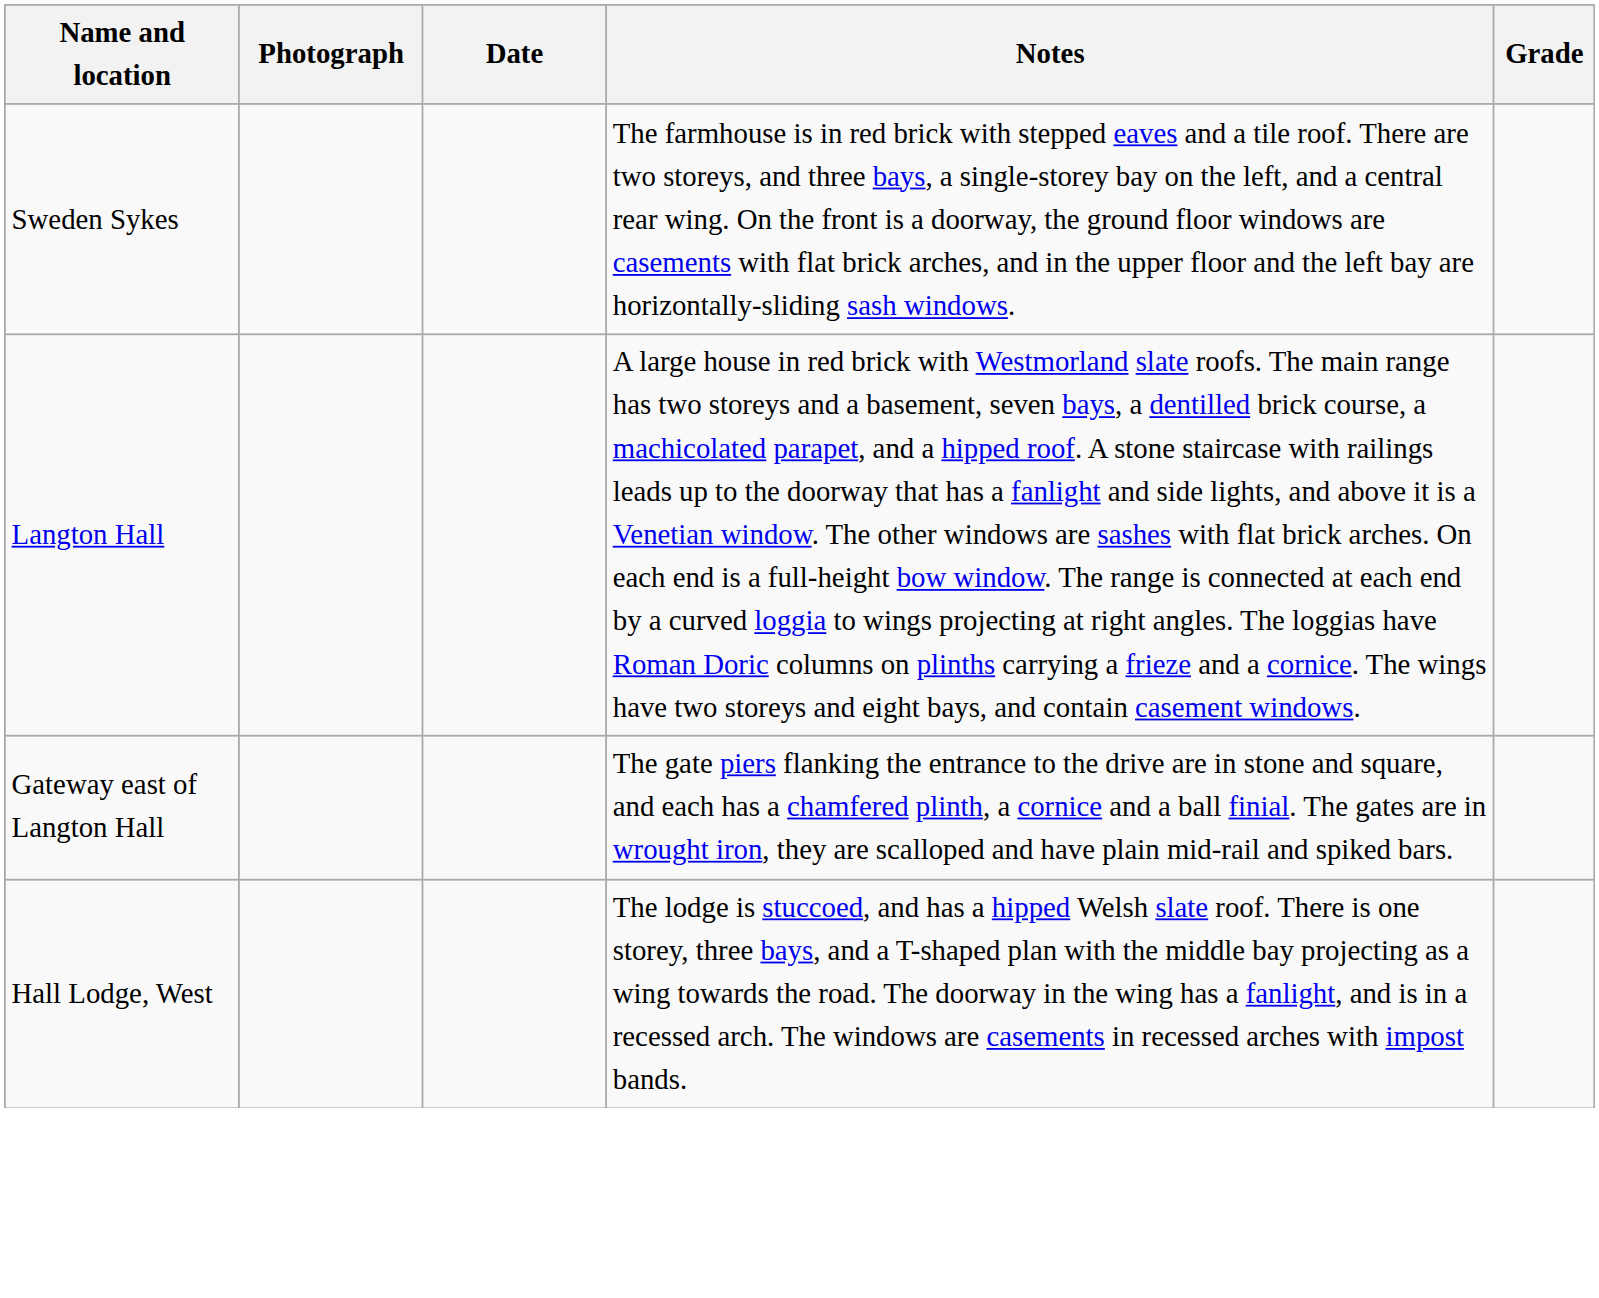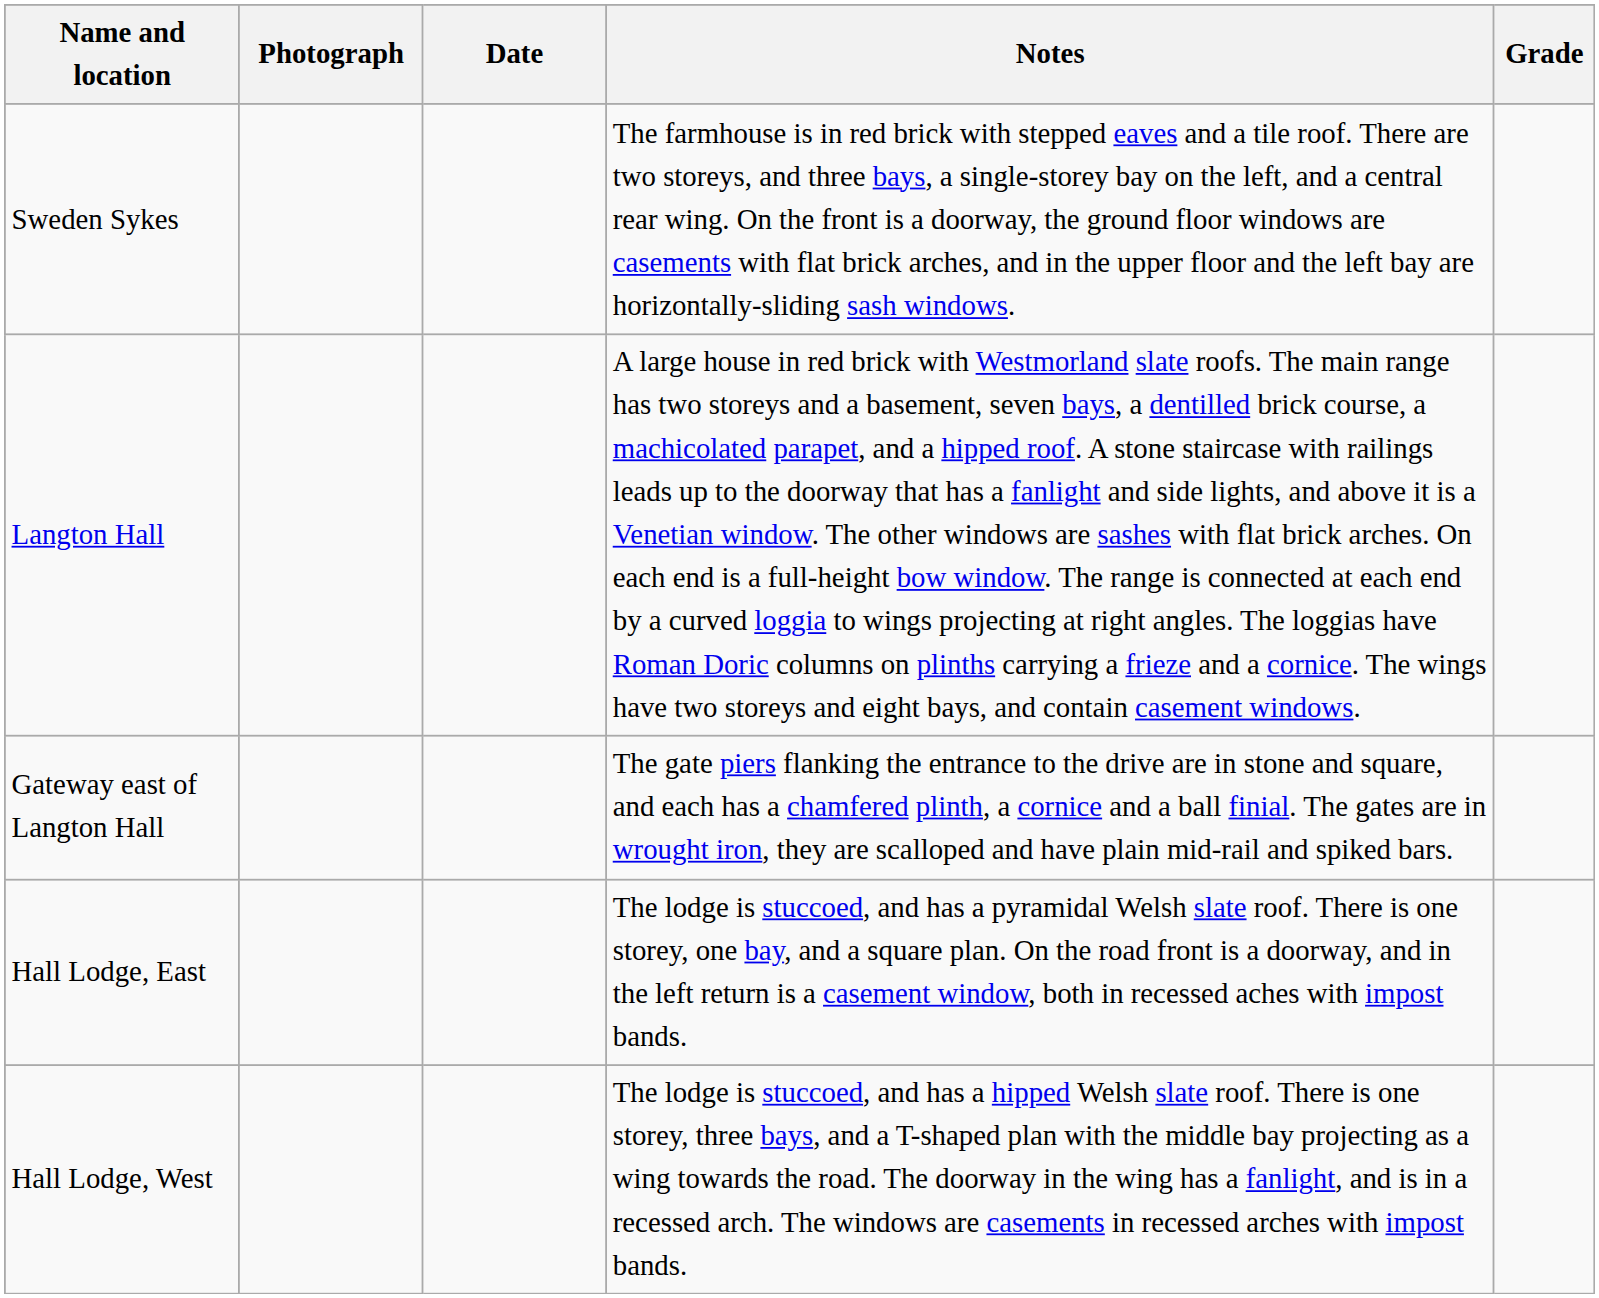+ row: (109, 971)
